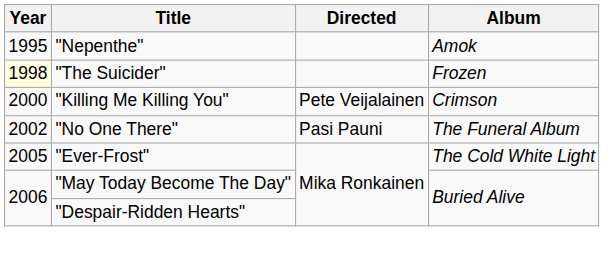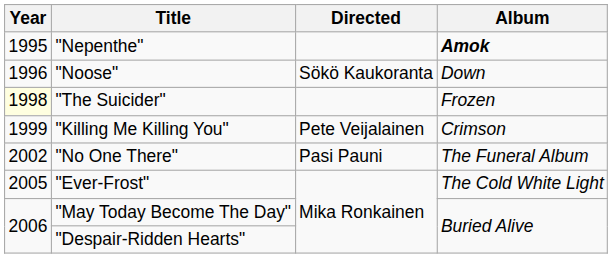(455, 45) normal -> (465, 45) bold
+ row: (87, 73)
(28, 101) 2000 -> (28, 128) 1999
